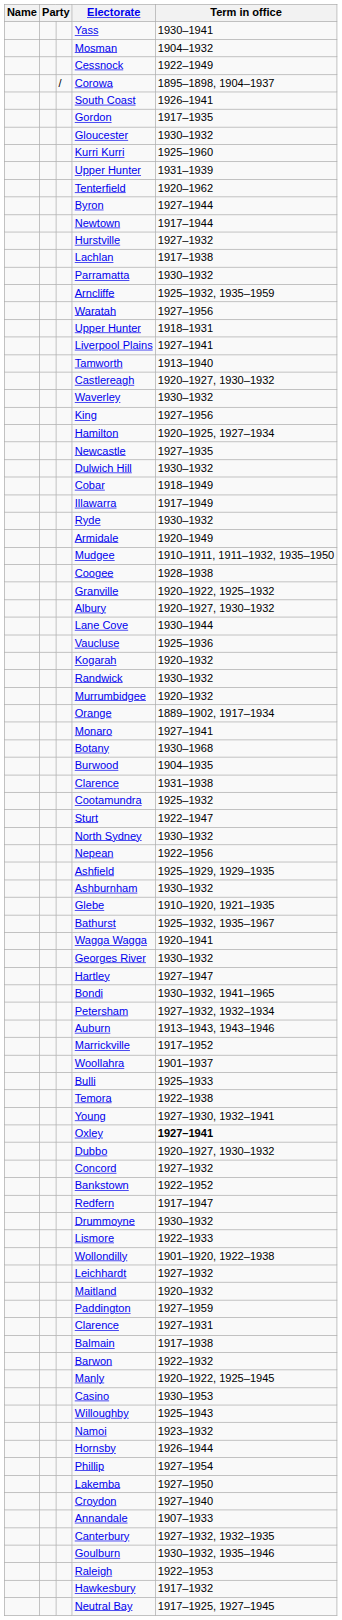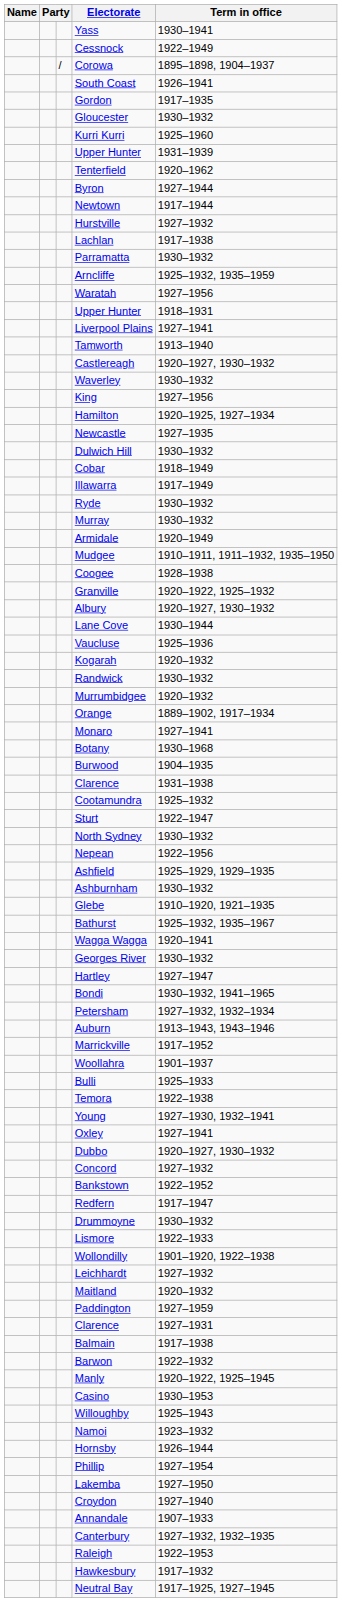- row: (64, 48)
+ row: (64, 521)
(185, 1133) bold -> (185, 1133) normal
- row: (64, 1554)
